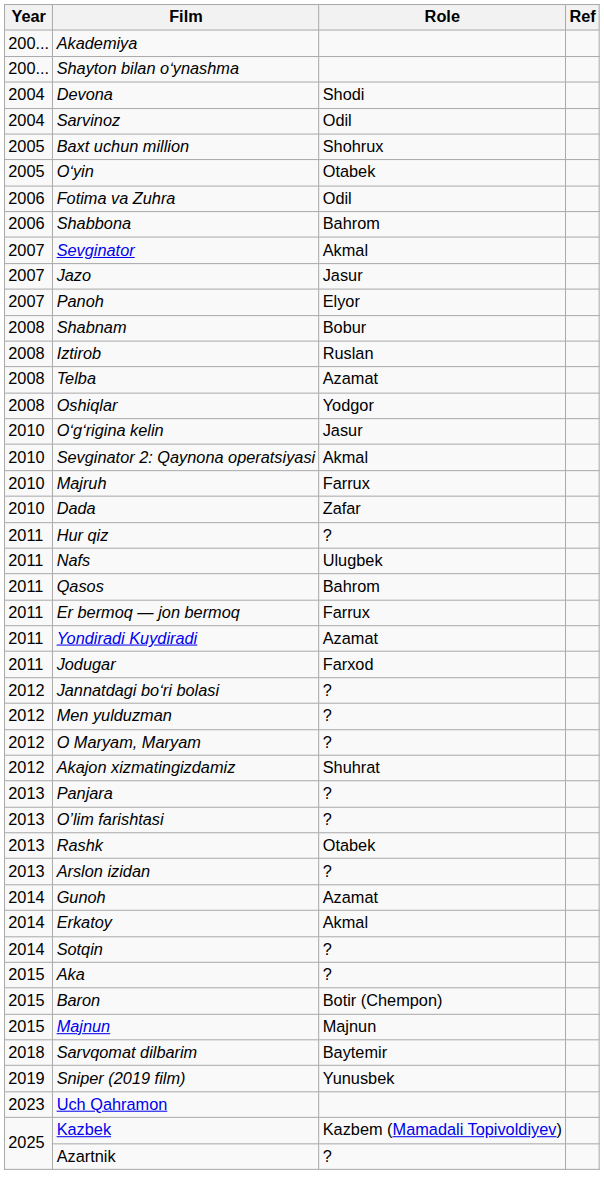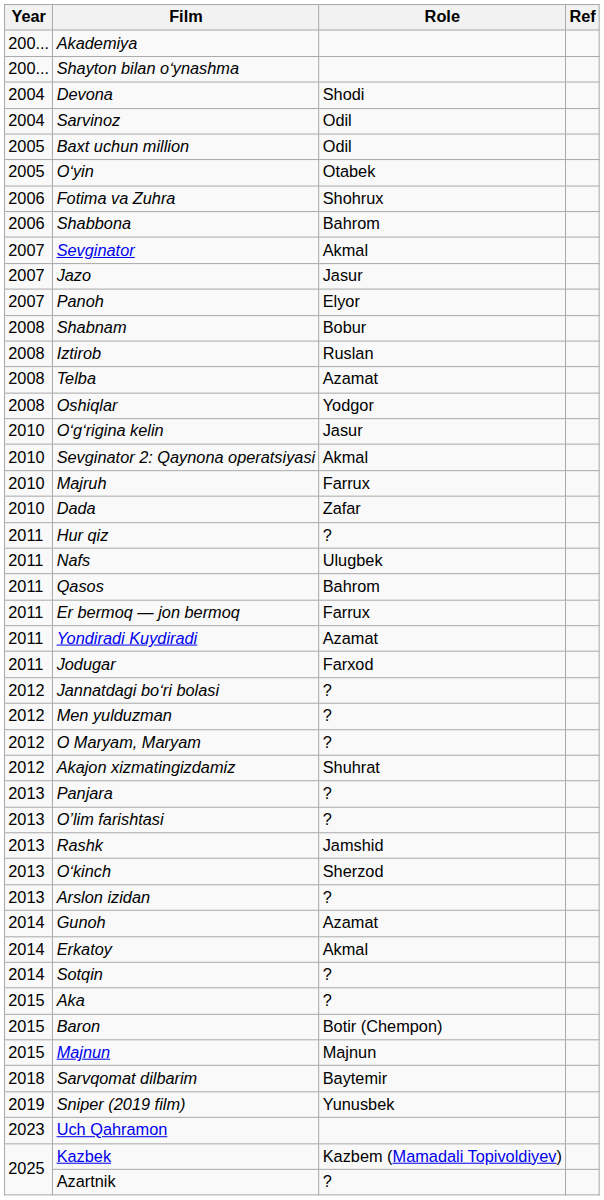(353, 146) Shohrux -> (337, 146) Odil
(337, 198) Odil -> (353, 198) Shohrux
(349, 845) Otabek -> (353, 845) Jamshid
+ row: (84, 871)
